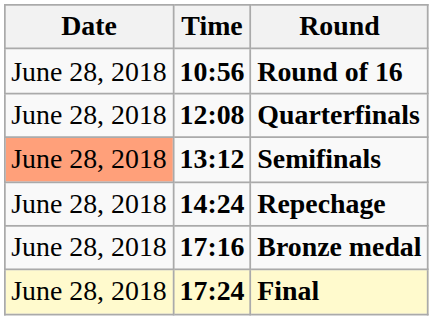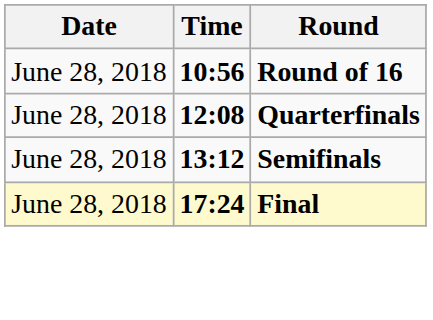(89, 159) lightsalmon background -> (89, 159) no background
- row: (322, 203)
- row: (339, 247)
